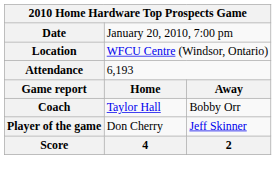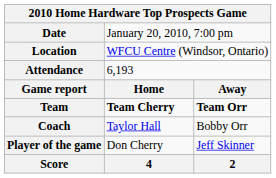+ row: (54, 107)
